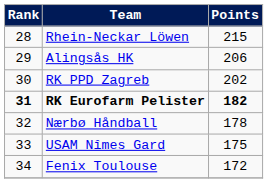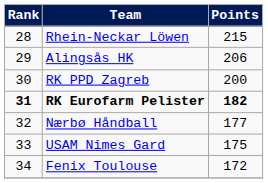(235, 80) 202 -> (235, 80) 200
(235, 123) 178 -> (235, 123) 177
